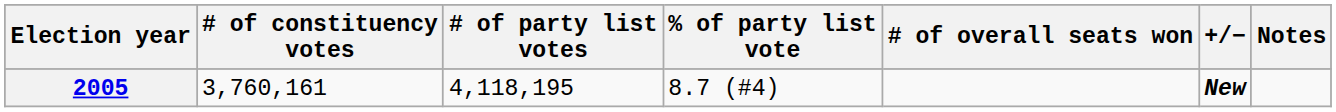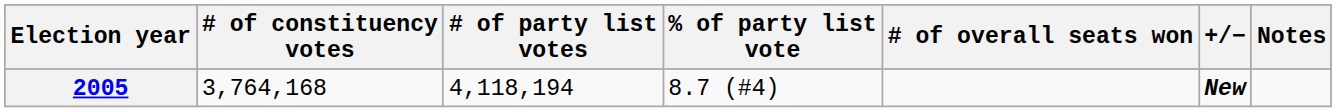(264, 88) 3,760,161 -> (264, 88) 3,764,168
(512, 88) 4,118,195 -> (512, 88) 4,118,194
